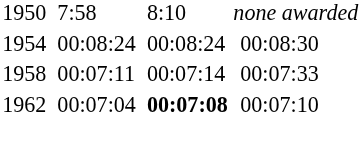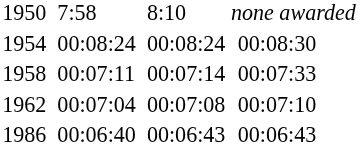(187, 104) bold -> (186, 104) normal
+ row: (24, 134)
